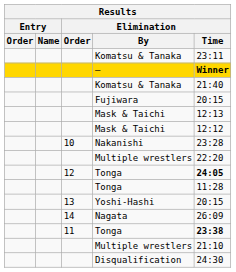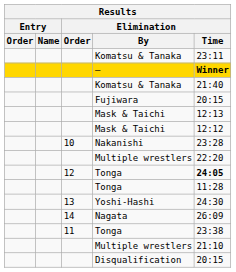(210, 202) 20:15 -> (210, 202) 24:30
(210, 231) bold -> (210, 231) normal
(210, 260) 24:30 -> (210, 260) 20:15
